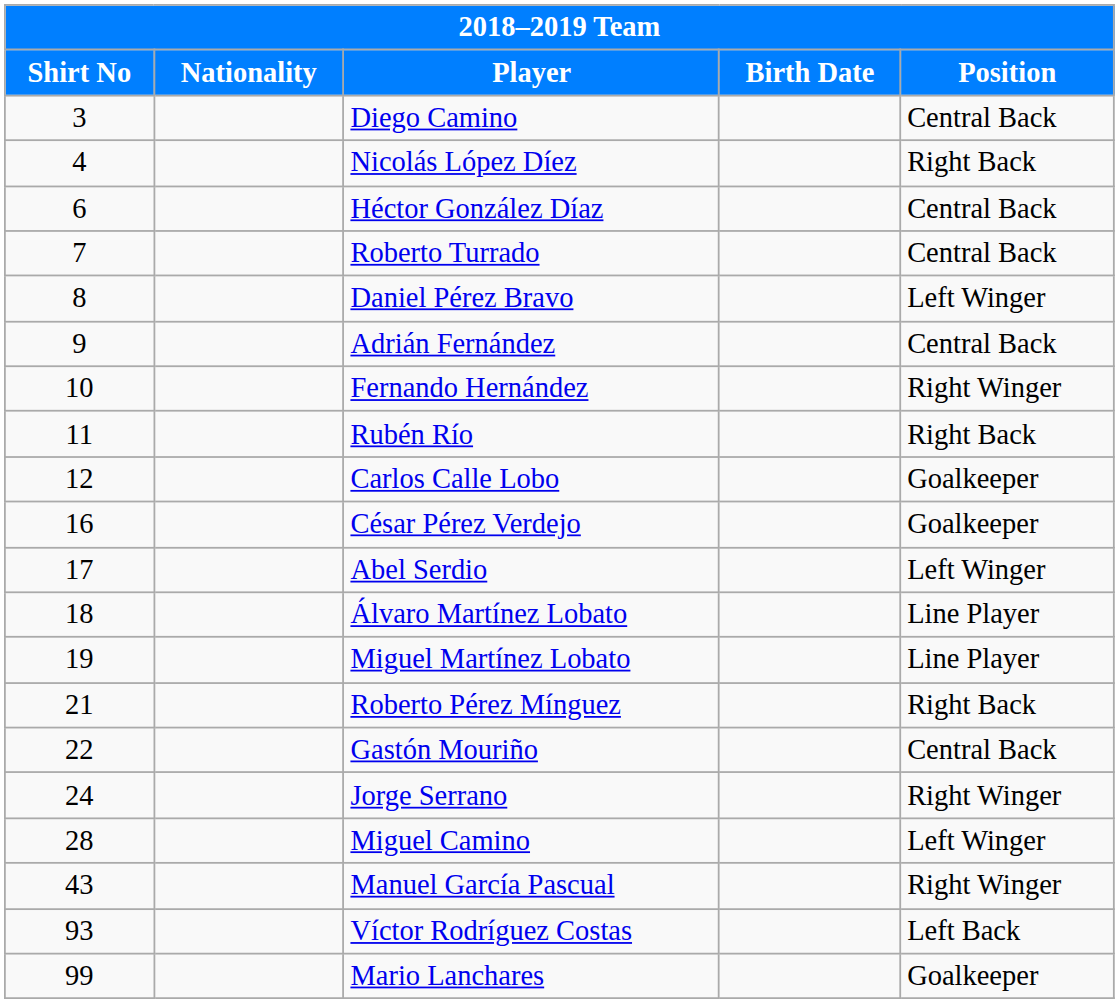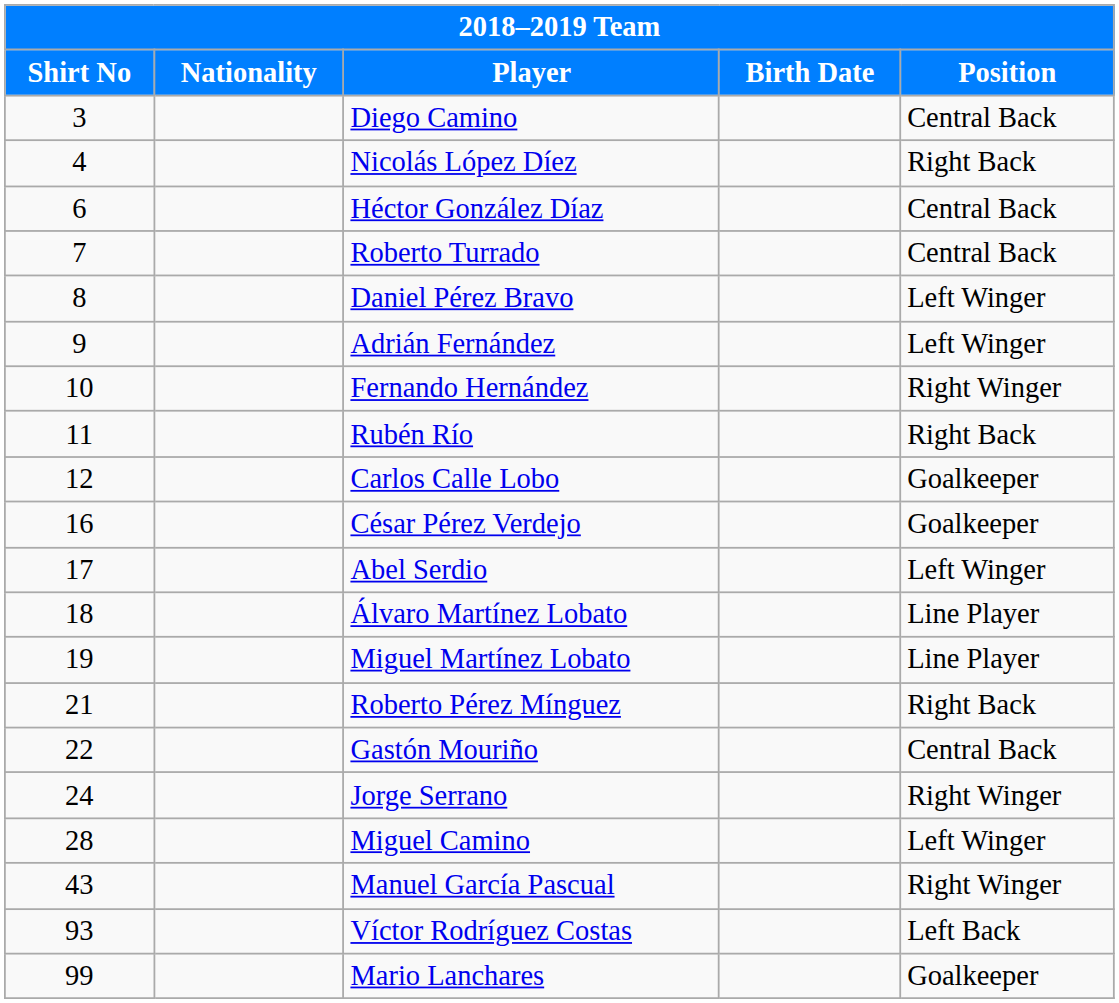(982, 343) Central Back -> (976, 343) Left Winger
